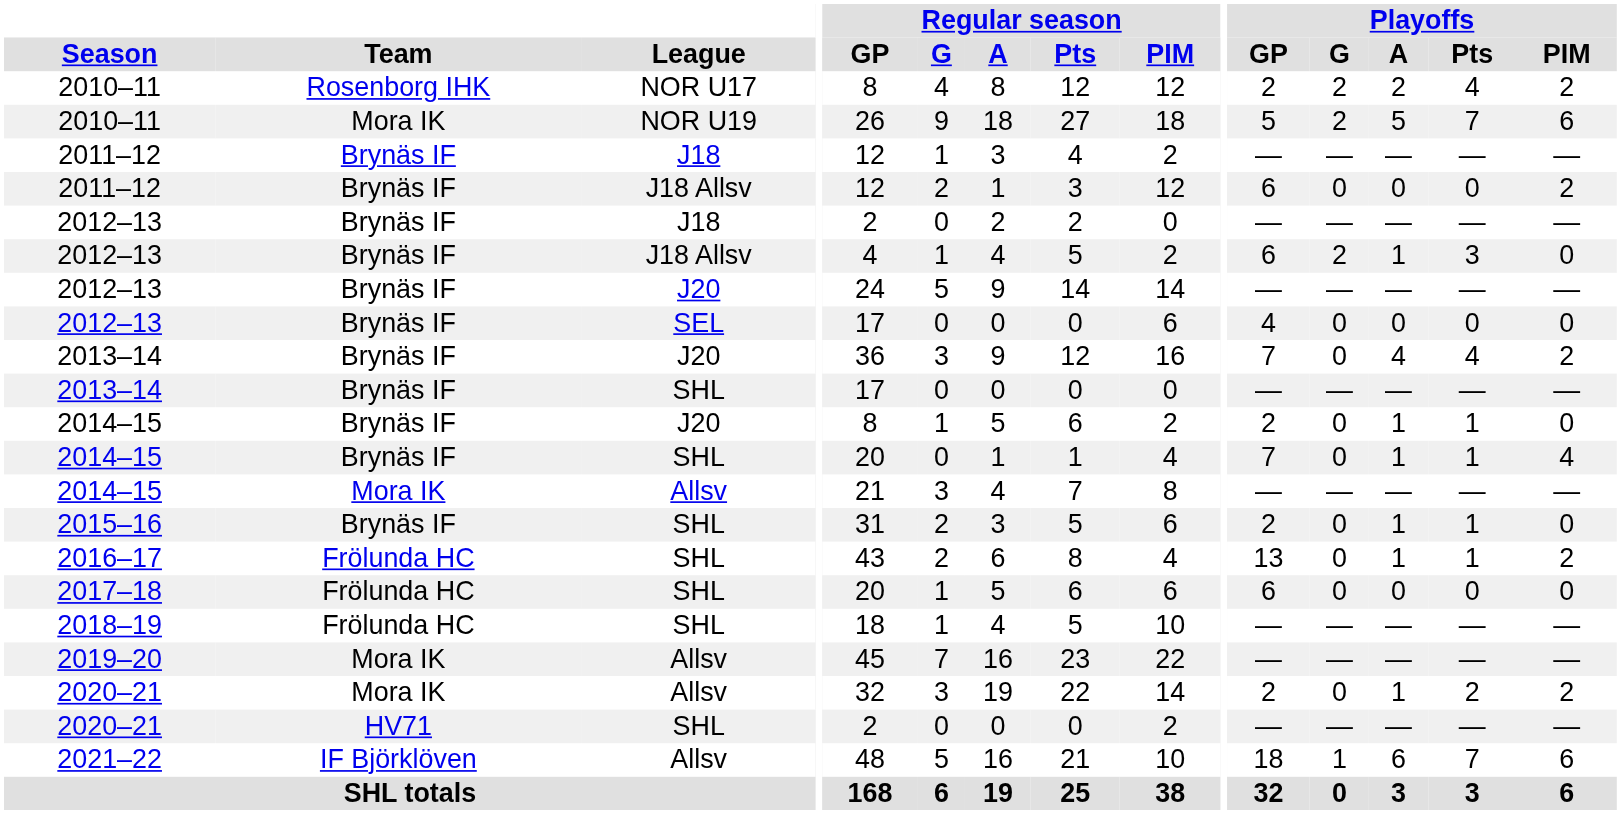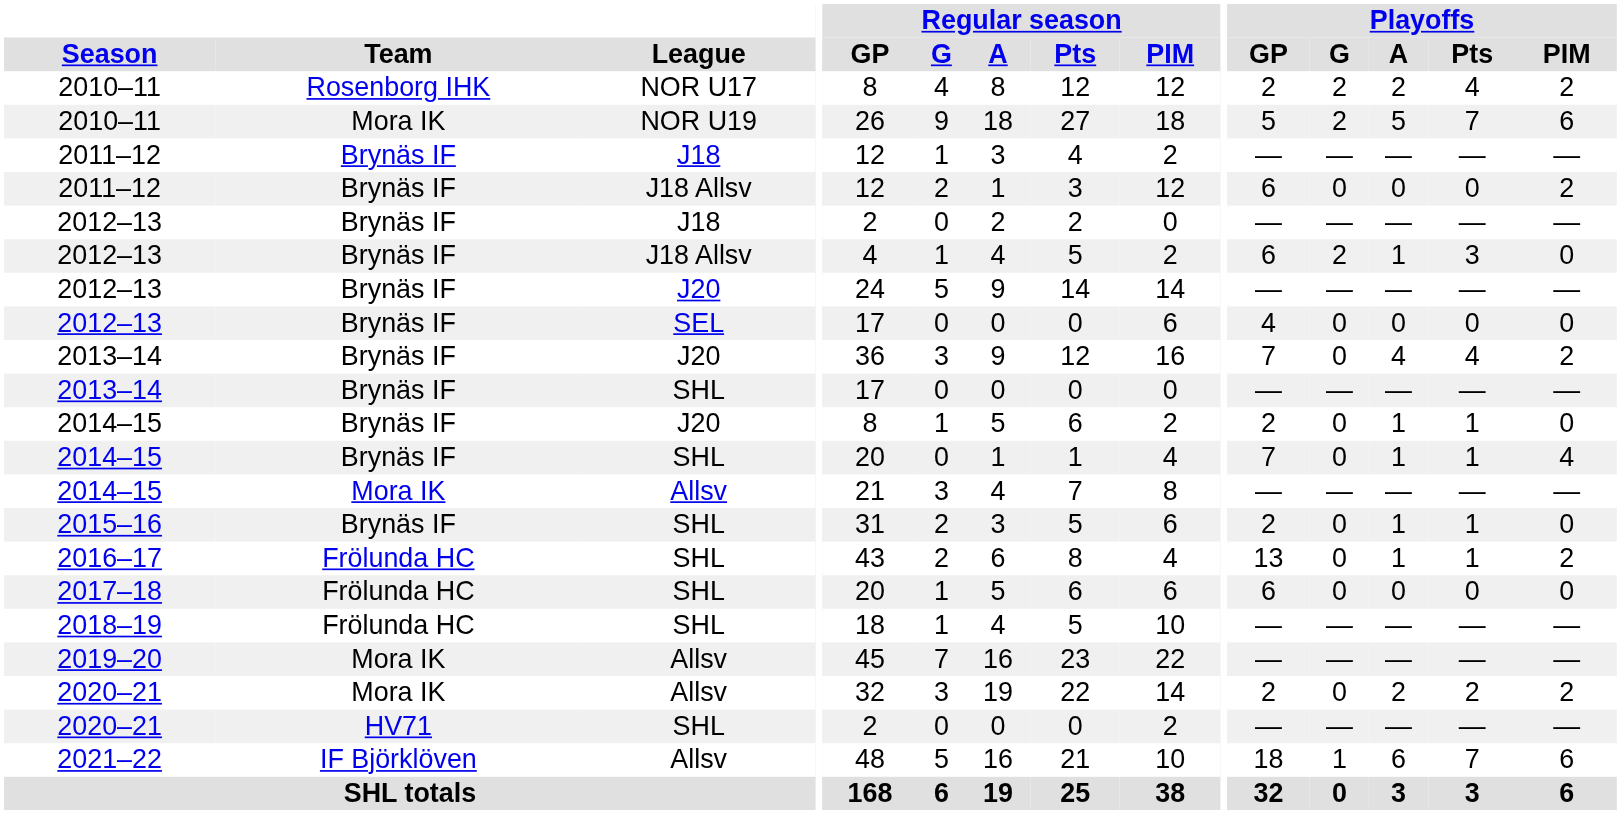(1399, 692) 1 -> (1399, 692) 2
